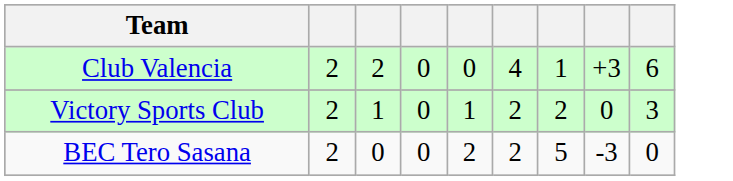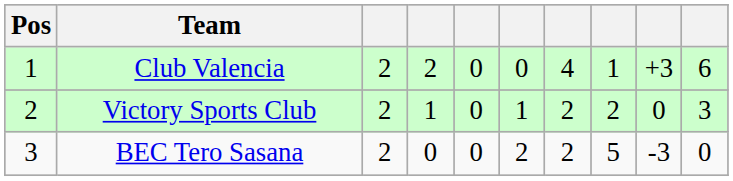+ column: (31, 25)
